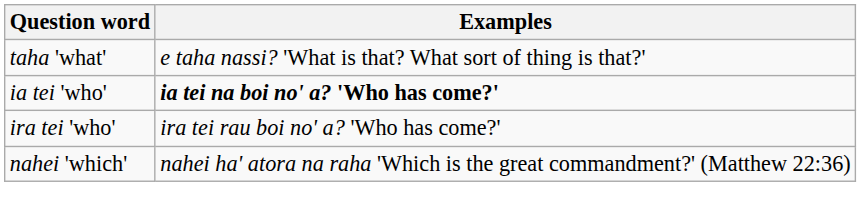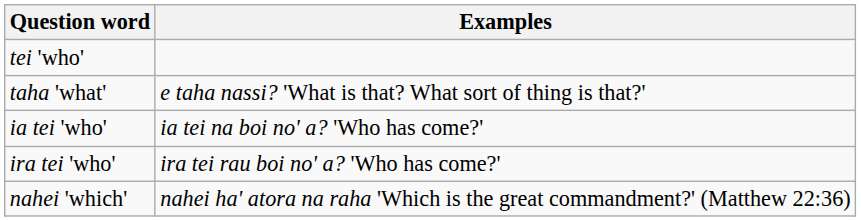+ row: (47, 57)
(330, 92) bold -> (322, 127) normal
